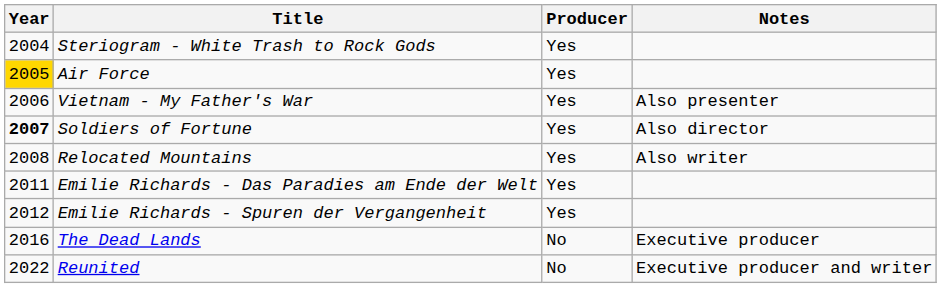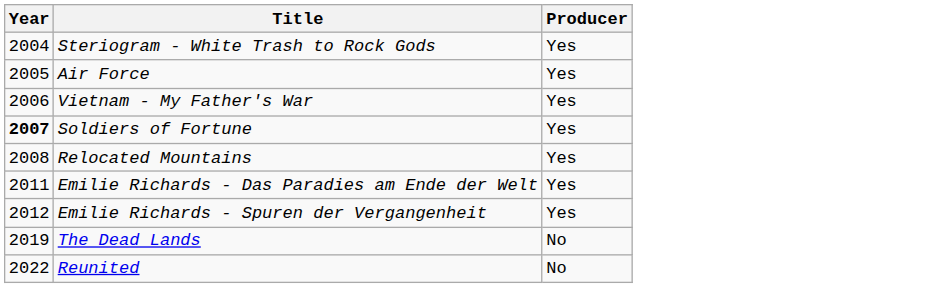- column: (784, 19)
(29, 74) gold background -> (29, 74) no background
(29, 241) 2016 -> (29, 241) 2019
